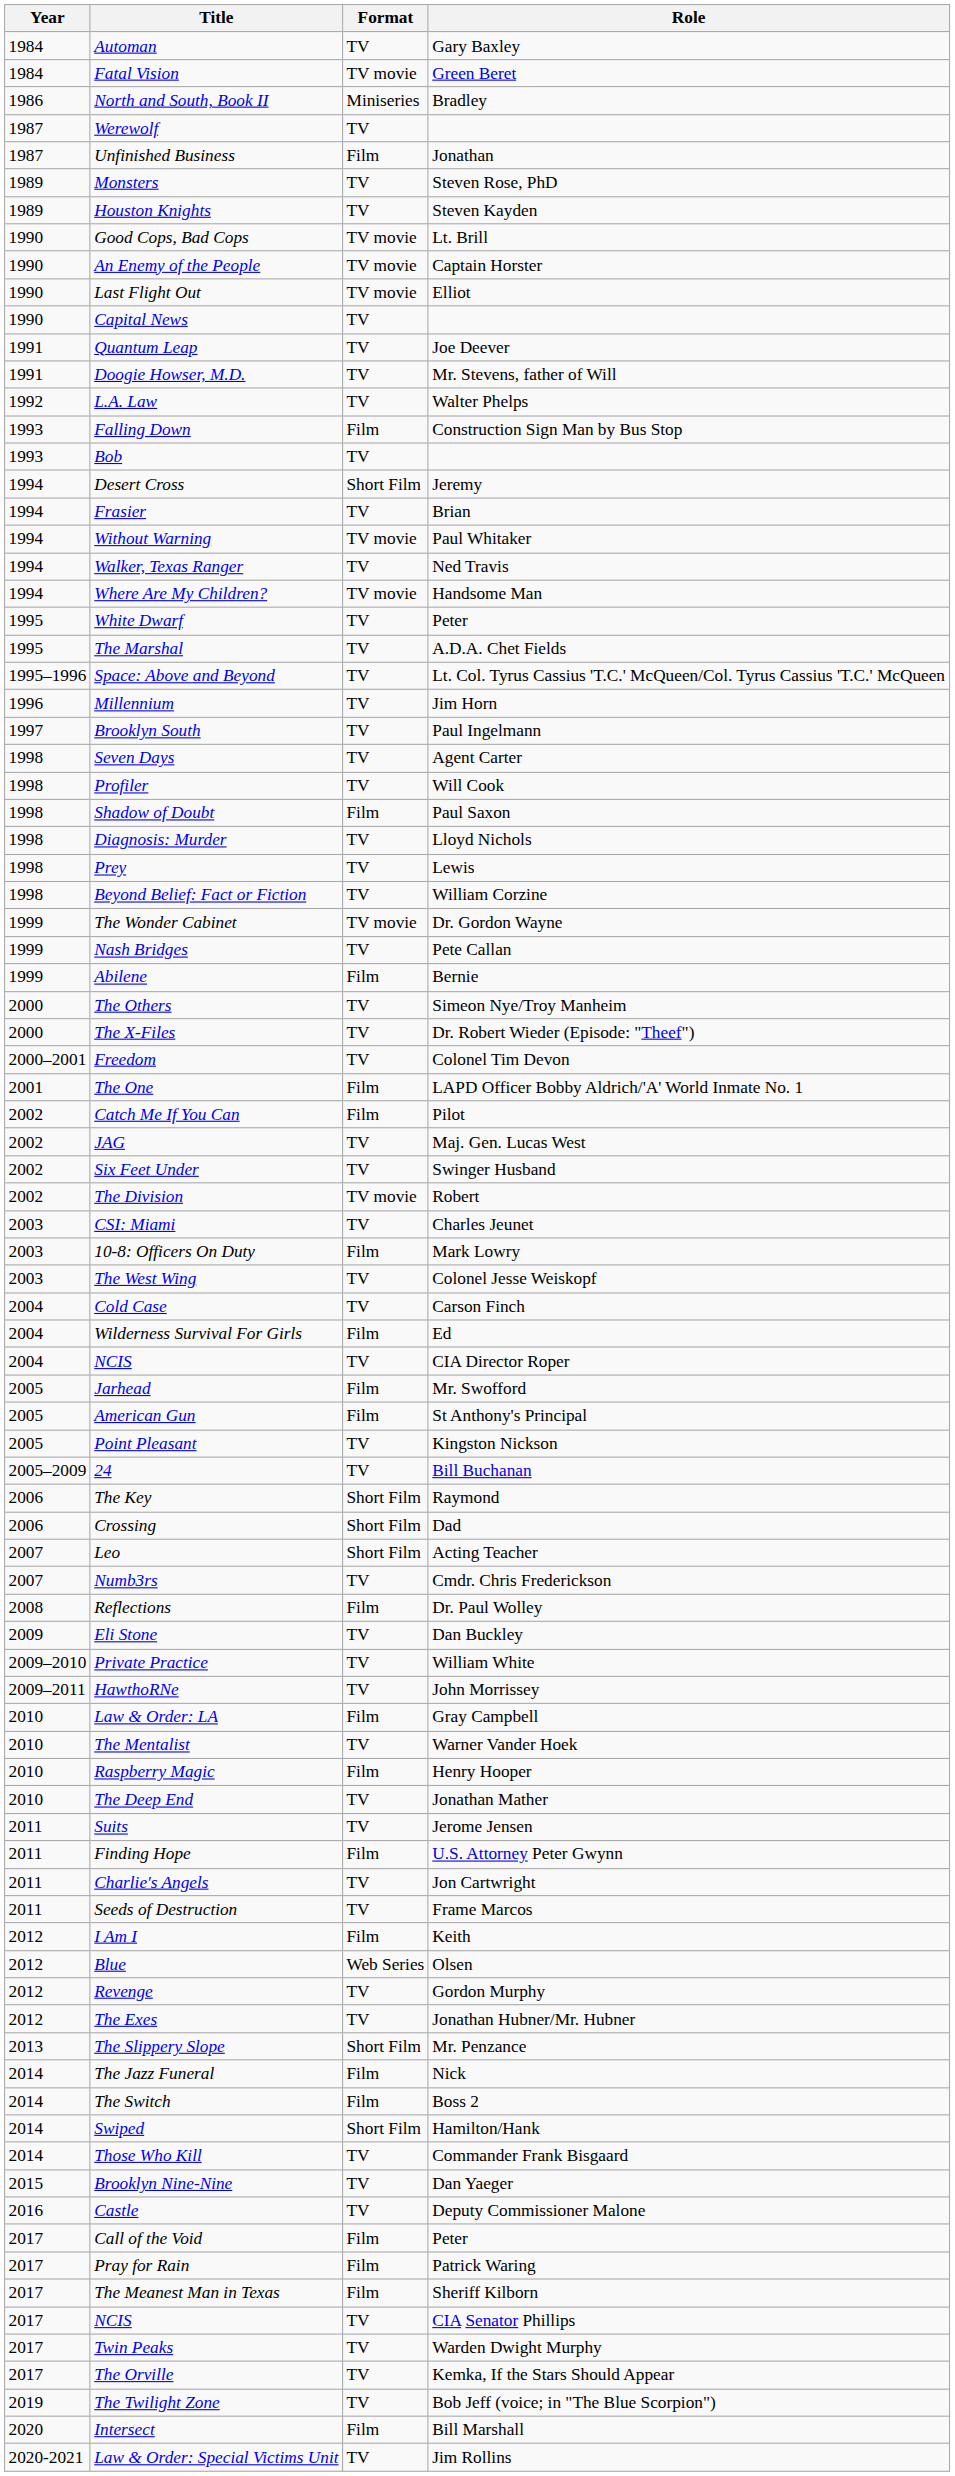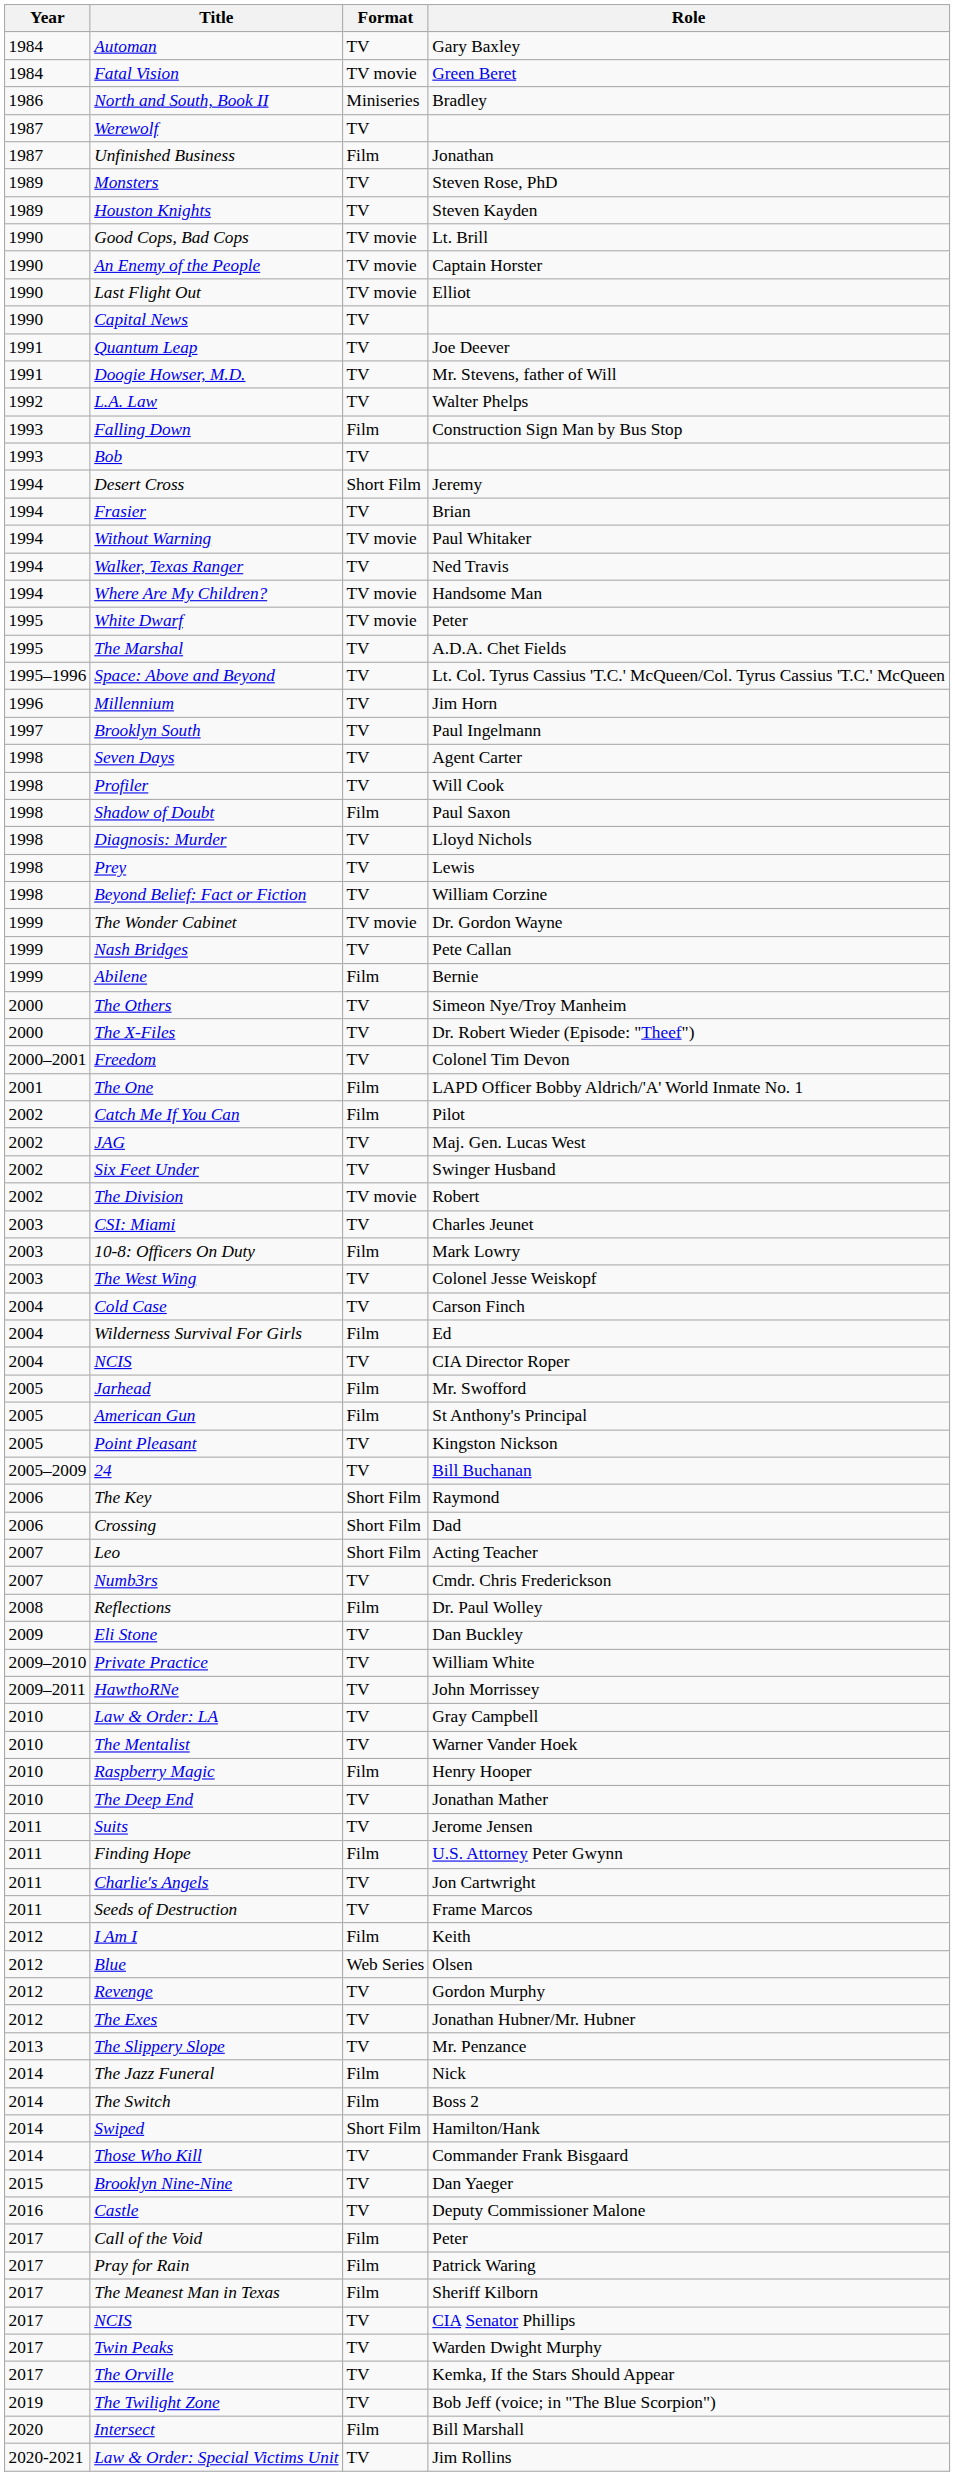(358, 621) TV -> (382, 621) TV movie
(363, 1717) Film -> (358, 1717) TV
(384, 2046) Short Film -> (358, 2046) TV
